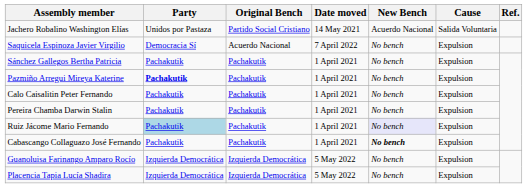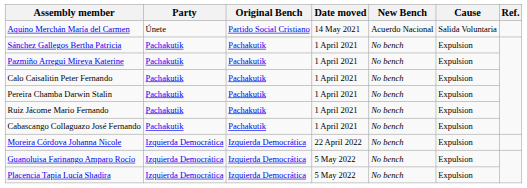- row: (68, 29)
+ row: (69, 29)
- row: (66, 45)
(166, 77) bold -> (165, 61) normal
(165, 126) lightblue background -> (165, 110) no background
(387, 126) lavender background -> (387, 110) no background
(388, 142) bold -> (387, 126) normal
+ row: (64, 143)
